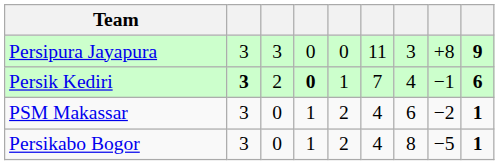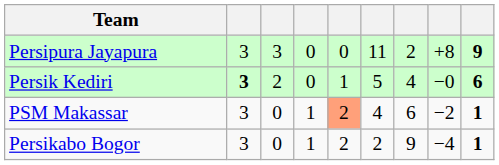(411, 50) 3 -> (411, 50) 2
(311, 81) bold -> (311, 81) normal
(377, 81) 7 -> (377, 81) 5
(444, 81) −1 -> (444, 81) −0
(344, 112) no background -> (344, 112) lightsalmon background
(377, 143) 4 -> (377, 143) 2
(411, 143) 8 -> (411, 143) 9
(444, 143) −5 -> (444, 143) −4
